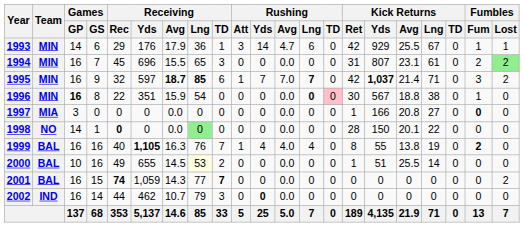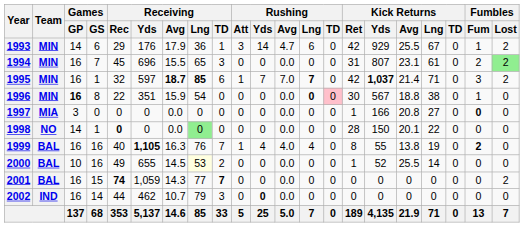(506, 46) 1 -> (506, 46) 2
(97, 79) 9 -> (97, 79) 1
(381, 163) 51 -> (381, 163) 52
